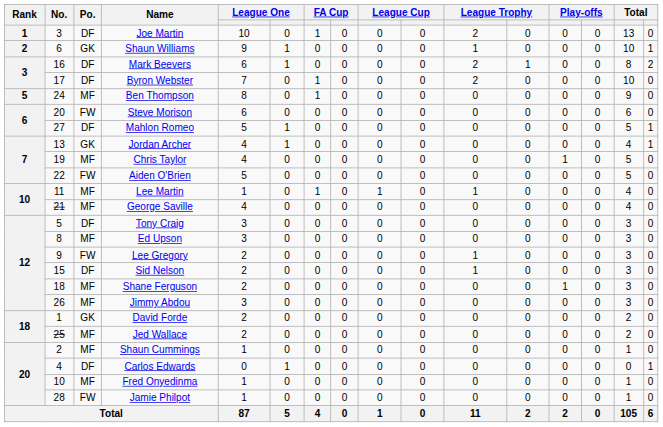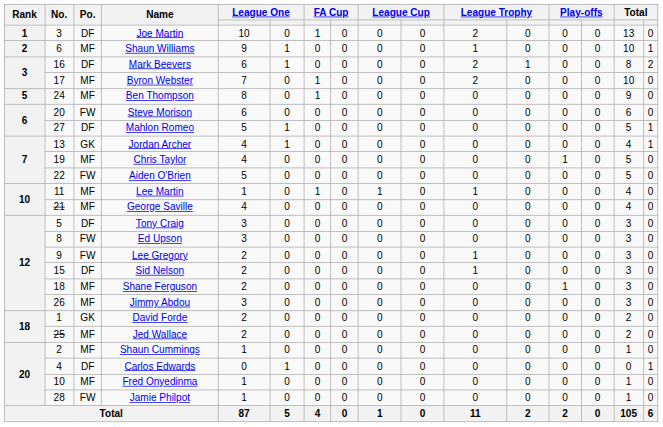(88, 48) GK -> (88, 48) MF
(88, 80) DF -> (88, 80) MF
(88, 239) MF -> (88, 239) FW
